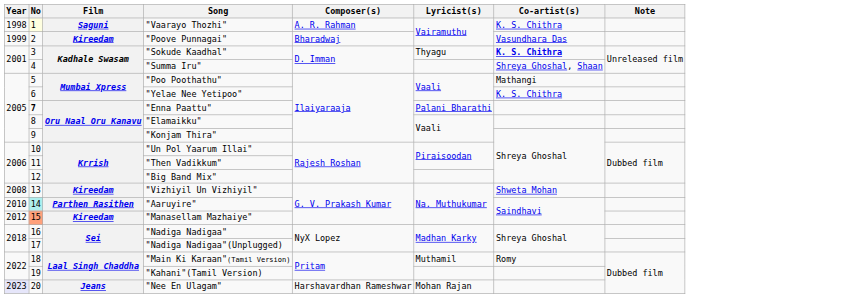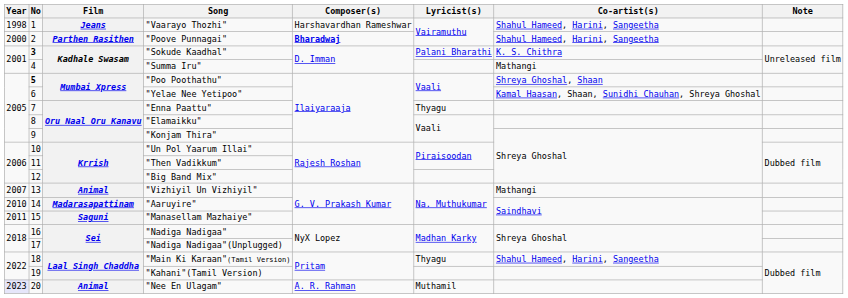(33, 25) lightyellow background -> (33, 25) no background
(93, 25) Saguni -> (93, 25) Jeans
(325, 25) A. R. Rahman -> (353, 25) Harshavardhan Rameshwar
(529, 25) K. S. Chithra -> (577, 25) Shahul Hameed, Harini, Sangeetha
(17, 39) 1999 -> (17, 39) 2000
(93, 39) Kireedam -> (93, 39) Parthen Rasithen
(317, 39) normal -> (317, 39) bold
(532, 39) Vasundhara Das -> (577, 39) Shahul Hameed, Harini, Sangeetha
(33, 53) normal -> (33, 53) bold
(431, 53) Thyagu -> (454, 53) Palani Bharathi
(529, 53) bold -> (529, 53) normal
(549, 66) Shreya Ghoshal, Shaan -> (516, 66) Mathangi
(33, 80) normal -> (33, 80) bold
(516, 80) Mathangi -> (549, 80) Shreya Ghoshal, Shaan
(529, 94) K. S. Chithra -> (628, 94) Kamal Haasan, Shaan, Sunidhi Chauhan, Shreya Ghoshal
(33, 108) bold -> (33, 108) normal
(454, 108) Palani Bharathi -> (431, 108) Thyagu
(17, 190) 2008 -> (17, 190) 2007
(93, 190) Kireedam -> (93, 190) Animal
(526, 190) Shweta Mohan -> (516, 190) Mathangi
(36, 204) paleturquoise background -> (36, 204) no background
(93, 204) Parthen Rasithen -> (93, 204) Madarasapattinam
(17, 218) 2012 -> (17, 218) 2011
(36, 218) lightsalmon background -> (36, 218) no background
(93, 218) Kireedam -> (93, 218) Saguni
(436, 259) Muthamil -> (431, 259) Thyagu
(506, 259) Romy -> (577, 259) Shahul Hameed, Harini, Sangeetha
(93, 287) Jeans -> (93, 287) Animal
(353, 287) Harshavardhan Rameshwar -> (325, 287) A. R. Rahman
(444, 287) Mohan Rajan -> (436, 287) Muthamil
